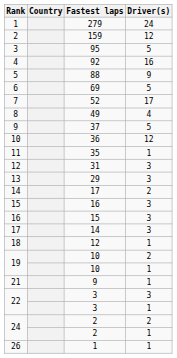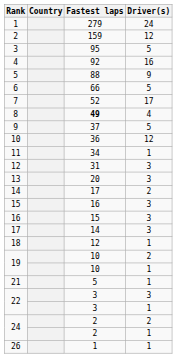(95, 88) 69 -> (95, 88) 66
(95, 114) normal -> (95, 114) bold
(95, 153) 35 -> (95, 153) 34
(95, 179) 29 -> (95, 179) 20
(95, 282) 9 -> (95, 282) 5
